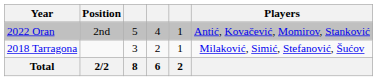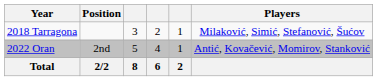rows swapped: (42, 48) <-> (31, 31)
